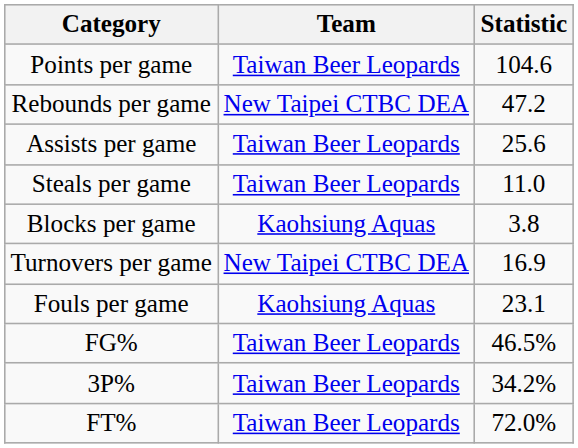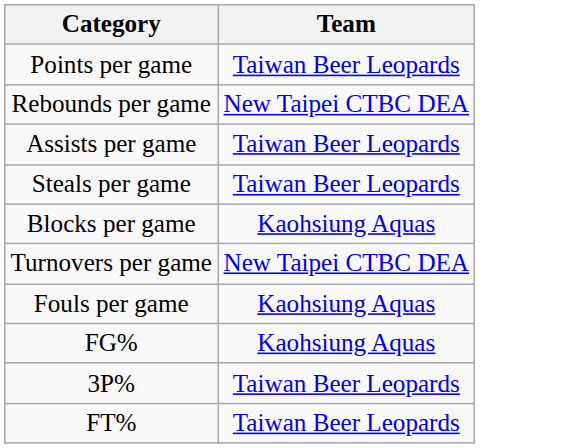- column: (524, 24)
(346, 343) Taiwan Beer Leopards -> (346, 343) Kaohsiung Aquas
